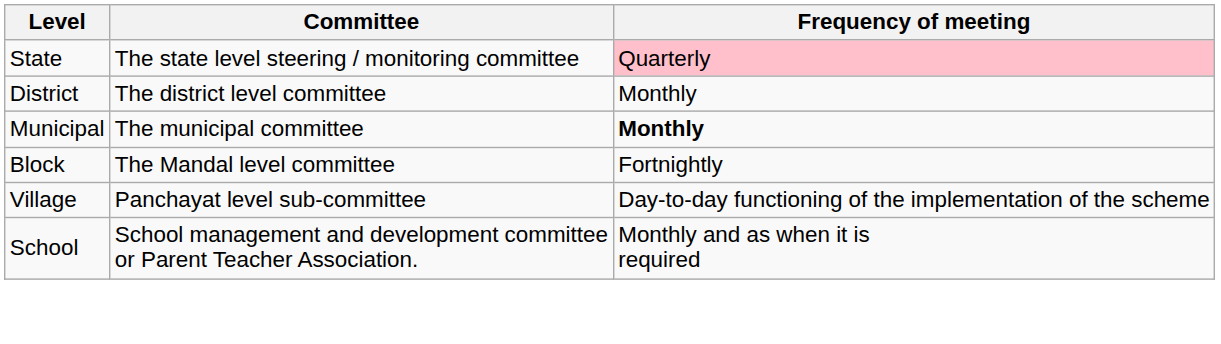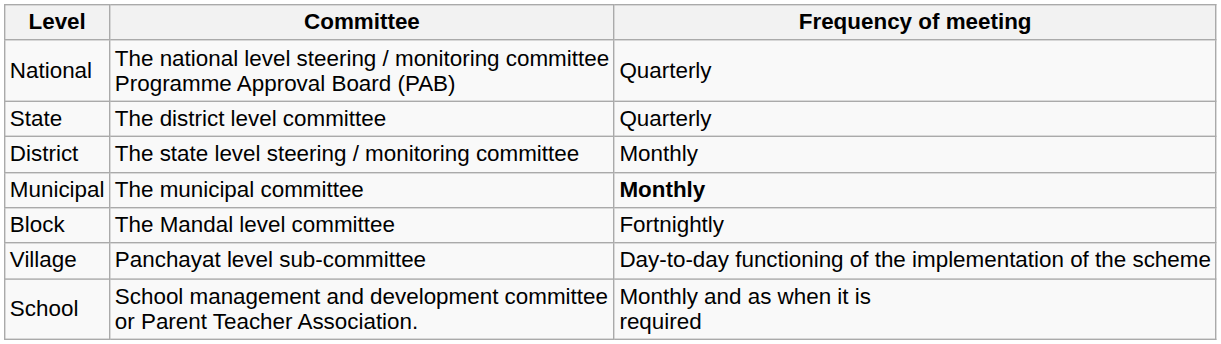+ row: (51, 70)
(347, 57) The state level steering / monitoring committee -> (251, 118) The district level committee
(664, 57) pink background -> (665, 118) no background
(251, 93) The district level committee -> (347, 154) The state level steering / monitoring committee
